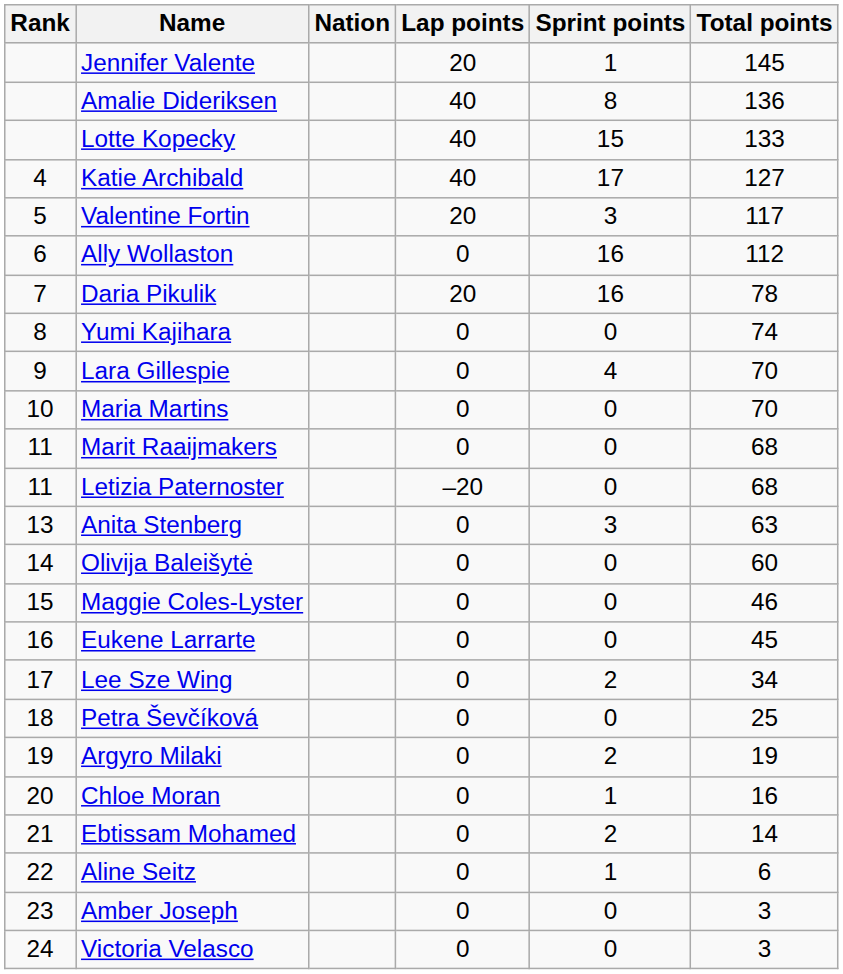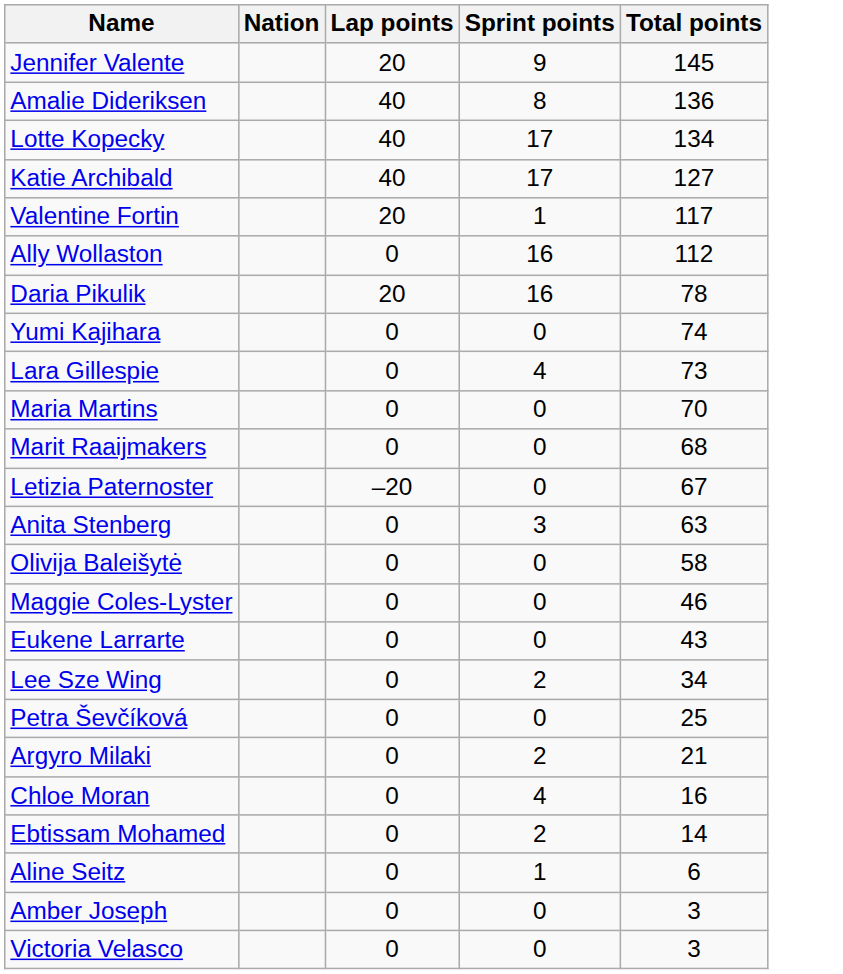- column: (40, 23)
(610, 62) 1 -> (540, 62) 9
(610, 139) 15 -> (540, 139) 17
(765, 139) 133 -> (694, 139) 134
(610, 216) 3 -> (540, 216) 1
(765, 370) 70 -> (694, 370) 73
(765, 486) 68 -> (694, 486) 67
(765, 563) 60 -> (694, 563) 58
(765, 640) 45 -> (694, 640) 43
(765, 756) 19 -> (694, 756) 21
(610, 795) 1 -> (540, 795) 4
